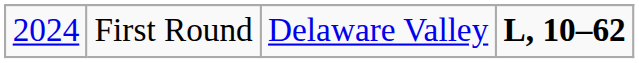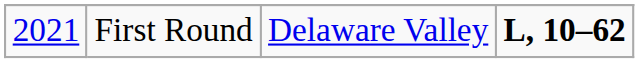(46, 30) 2024 -> (46, 30) 2021
